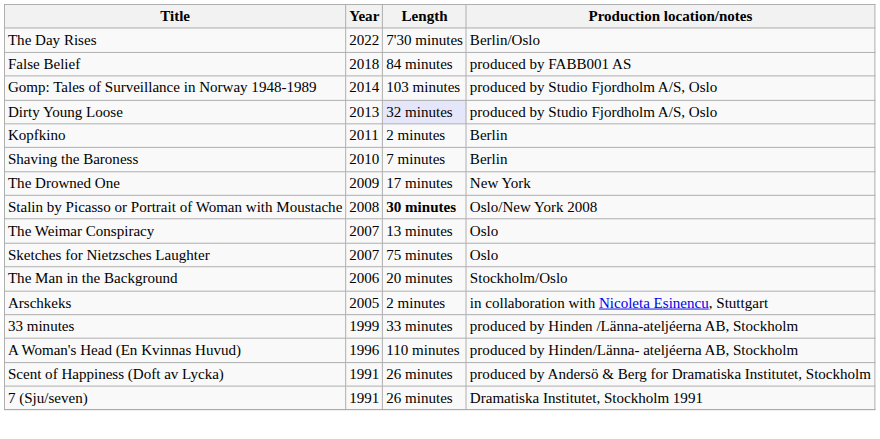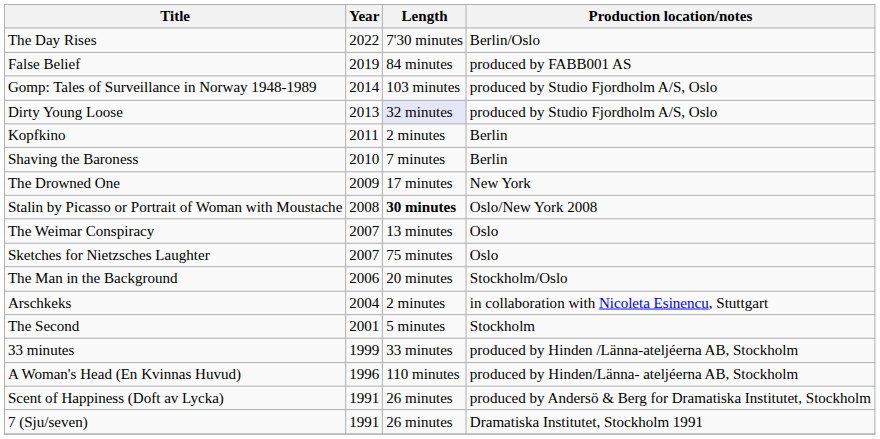(364, 64) 2018 -> (364, 64) 2019
(364, 302) 2005 -> (364, 302) 2004
+ row: (44, 326)
